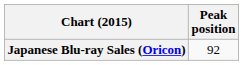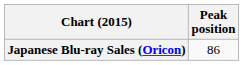(214, 49) 92 -> (214, 49) 86
